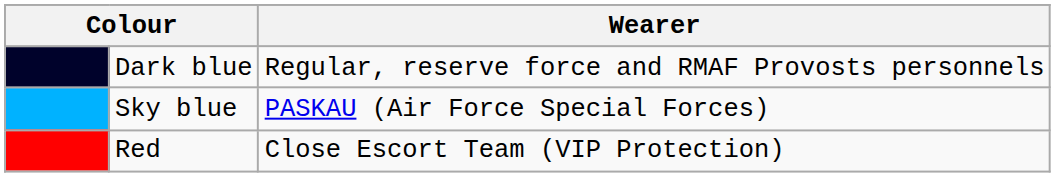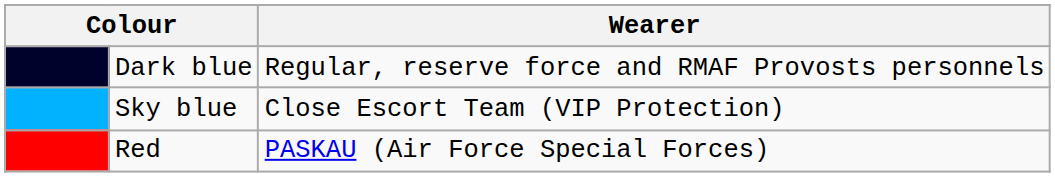(517, 109) PASKAU (Air Force Special Forces) -> (525, 109) Close Escort Team (VIP Protection)
(525, 150) Close Escort Team (VIP Protection) -> (517, 150) PASKAU (Air Force Special Forces)
